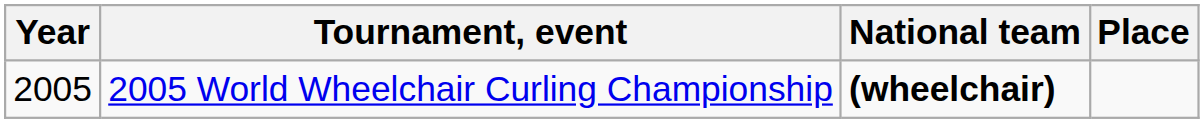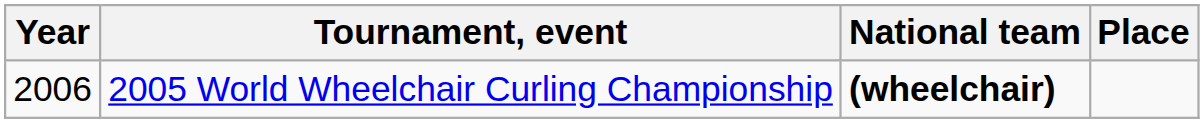(53, 88) 2005 -> (53, 88) 2006
